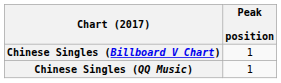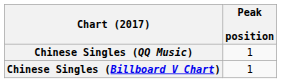rows swapped: (114, 53) <-> (114, 69)
